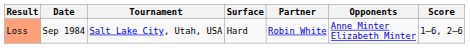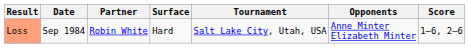columns swapped: (156, 12) <-> (297, 12)
